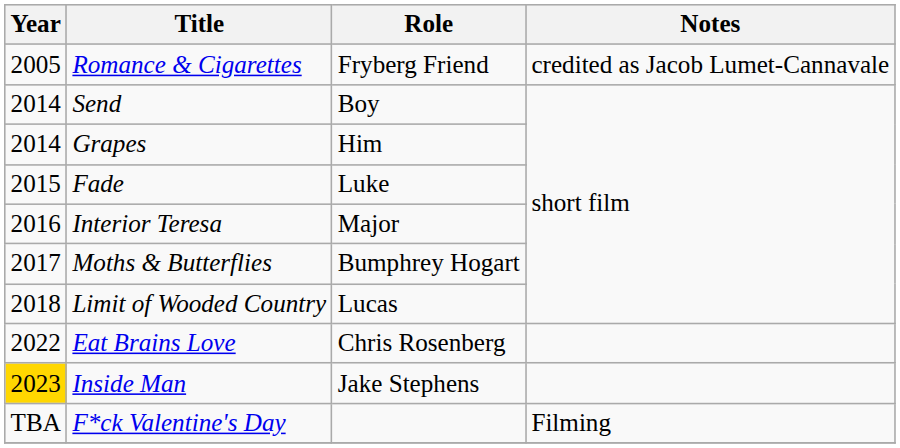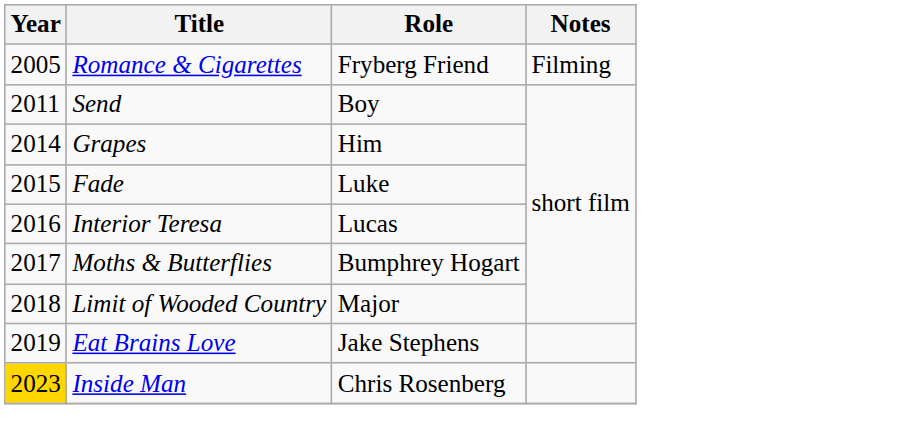(710, 64) credited as Jacob Lumet-Cannavale -> (571, 64) Filming
(36, 104) 2014 -> (35, 104) 2011
(368, 223) Major -> (368, 223) Lucas
(368, 303) Lucas -> (368, 303) Major
(36, 343) 2022 -> (36, 343) 2019
(422, 343) Chris Rosenberg -> (409, 343) Jake Stephens
(409, 382) Jake Stephens -> (422, 382) Chris Rosenberg
- row: (179, 422)
